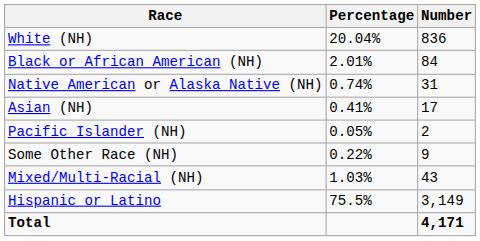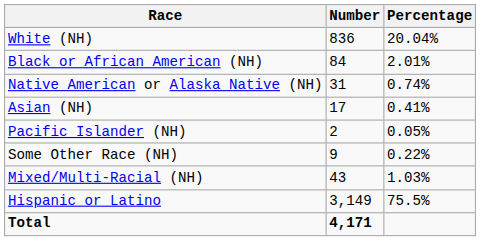columns swapped: (447, 16) <-> (372, 16)
